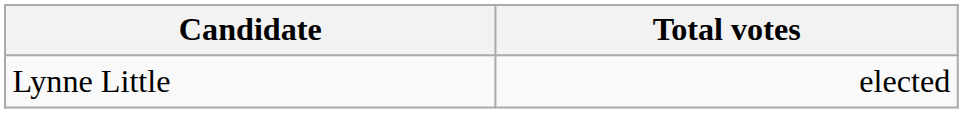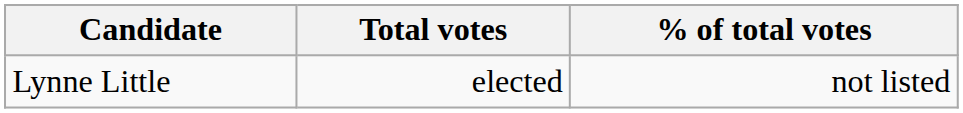+ column: (764, 30)
